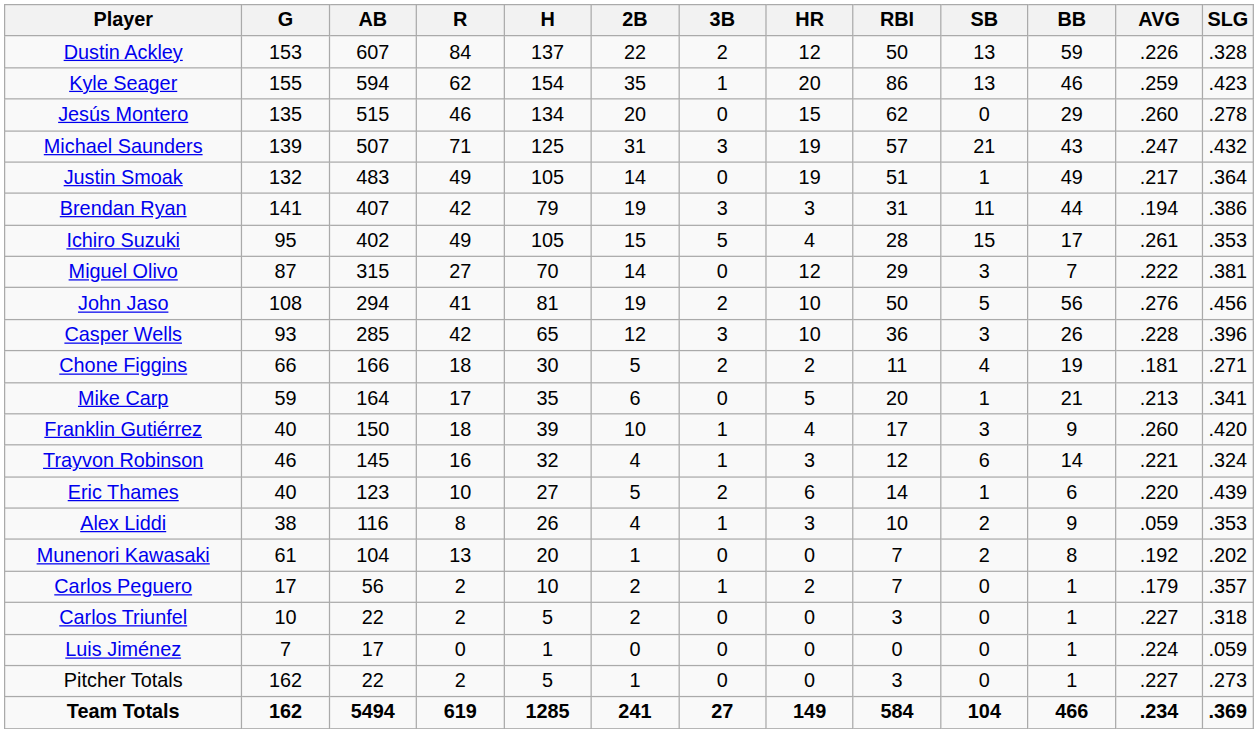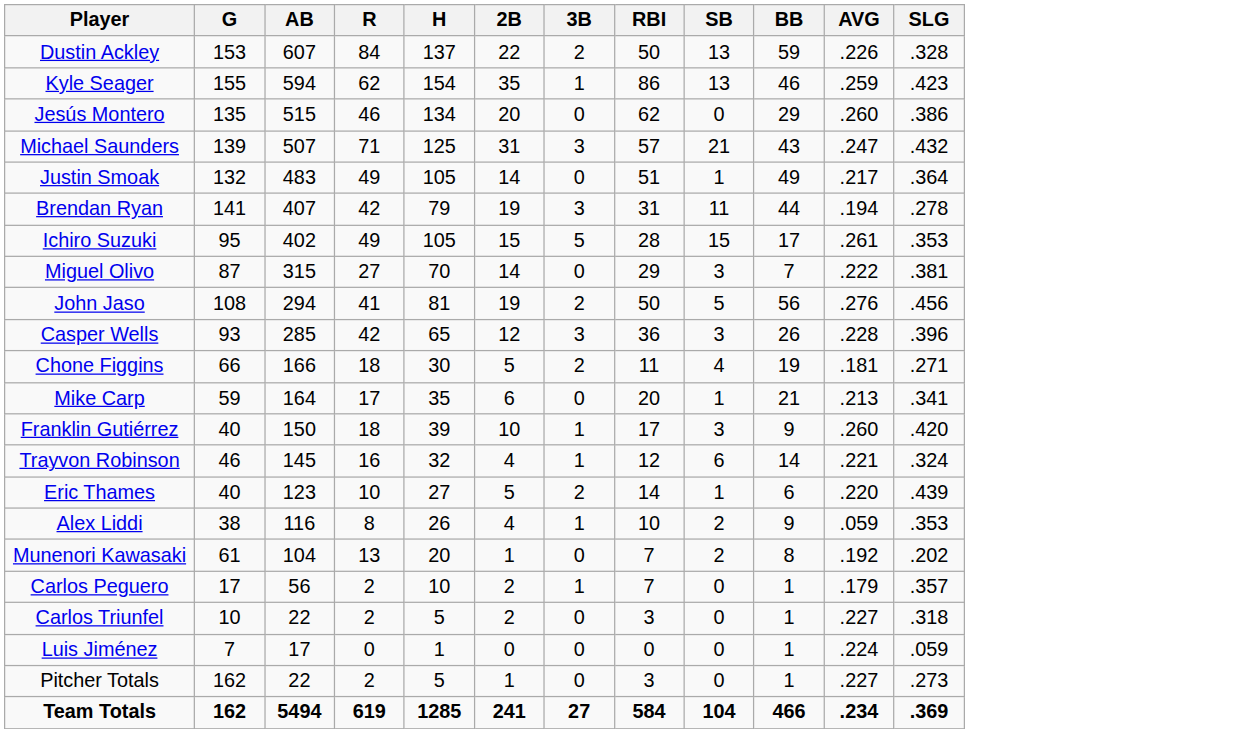- column: (810, 20)
(1228, 114) .278 -> (929, 114) .386
(1228, 209) .386 -> (929, 209) .278
